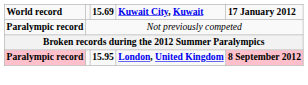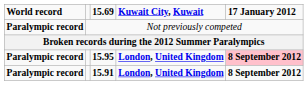(45, 57) pink background -> (45, 57) no background
+ row: (103, 73)
